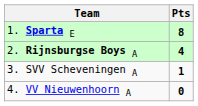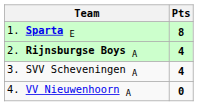(181, 71) 1 -> (181, 71) 4
